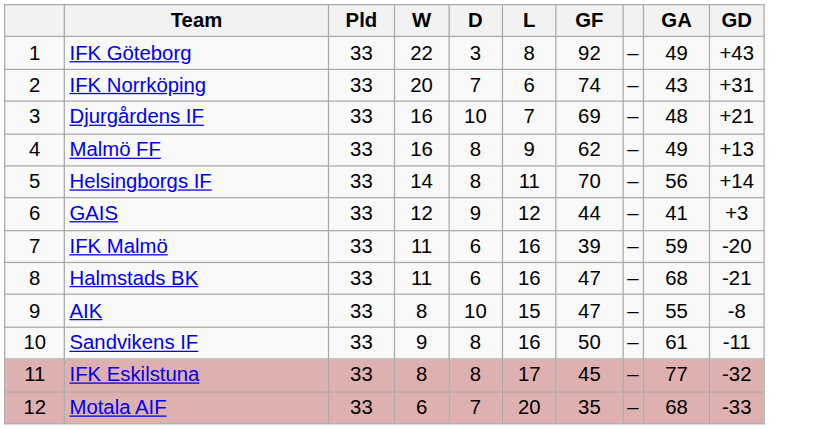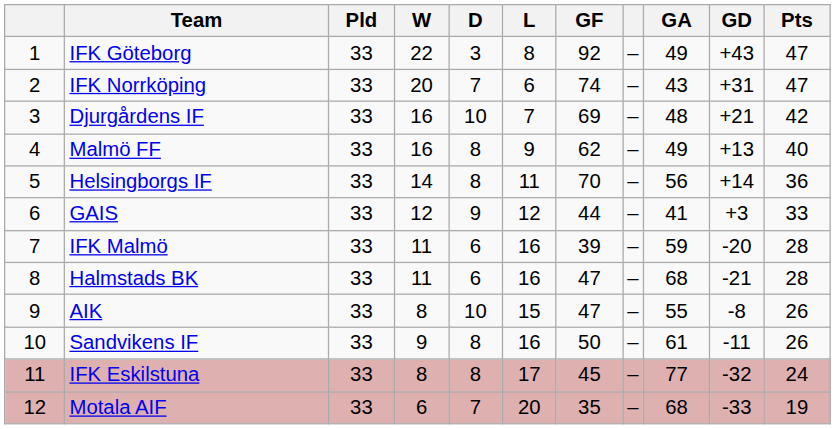+ column: (797, 20)
